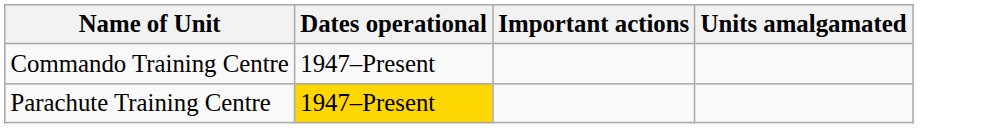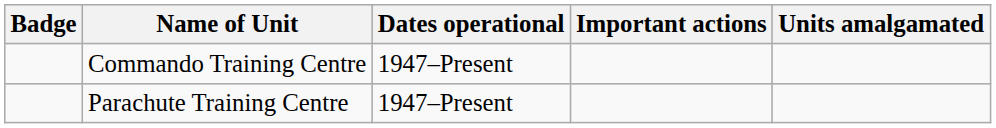+ column: (44, 24)
(368, 102) gold background -> (445, 102) no background
